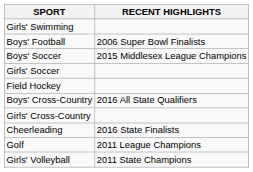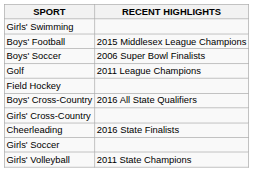(151, 41) 2006 Super Bowl Finalists -> (172, 41) 2015 Middlesex League Champions
(172, 56) 2015 Middlesex League Champions -> (151, 56) 2006 Super Bowl Finalists
rows swapped: (33, 71) <-> (15, 144)
